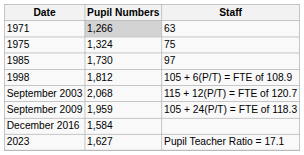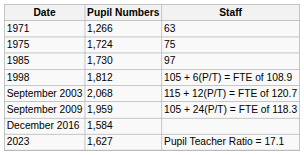(100, 28) lightgrey background -> (100, 28) no background
(100, 45) 1,324 -> (100, 45) 1,724
